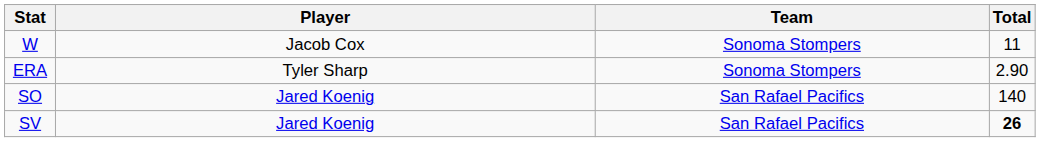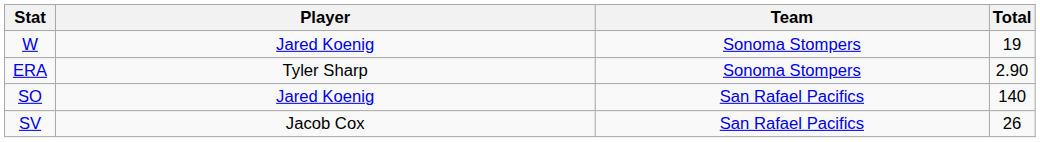(325, 44) Jacob Cox -> (325, 44) Jared Koenig
(1012, 44) 11 -> (1012, 44) 19
(325, 123) Jared Koenig -> (325, 123) Jacob Cox
(1012, 123) bold -> (1012, 123) normal
